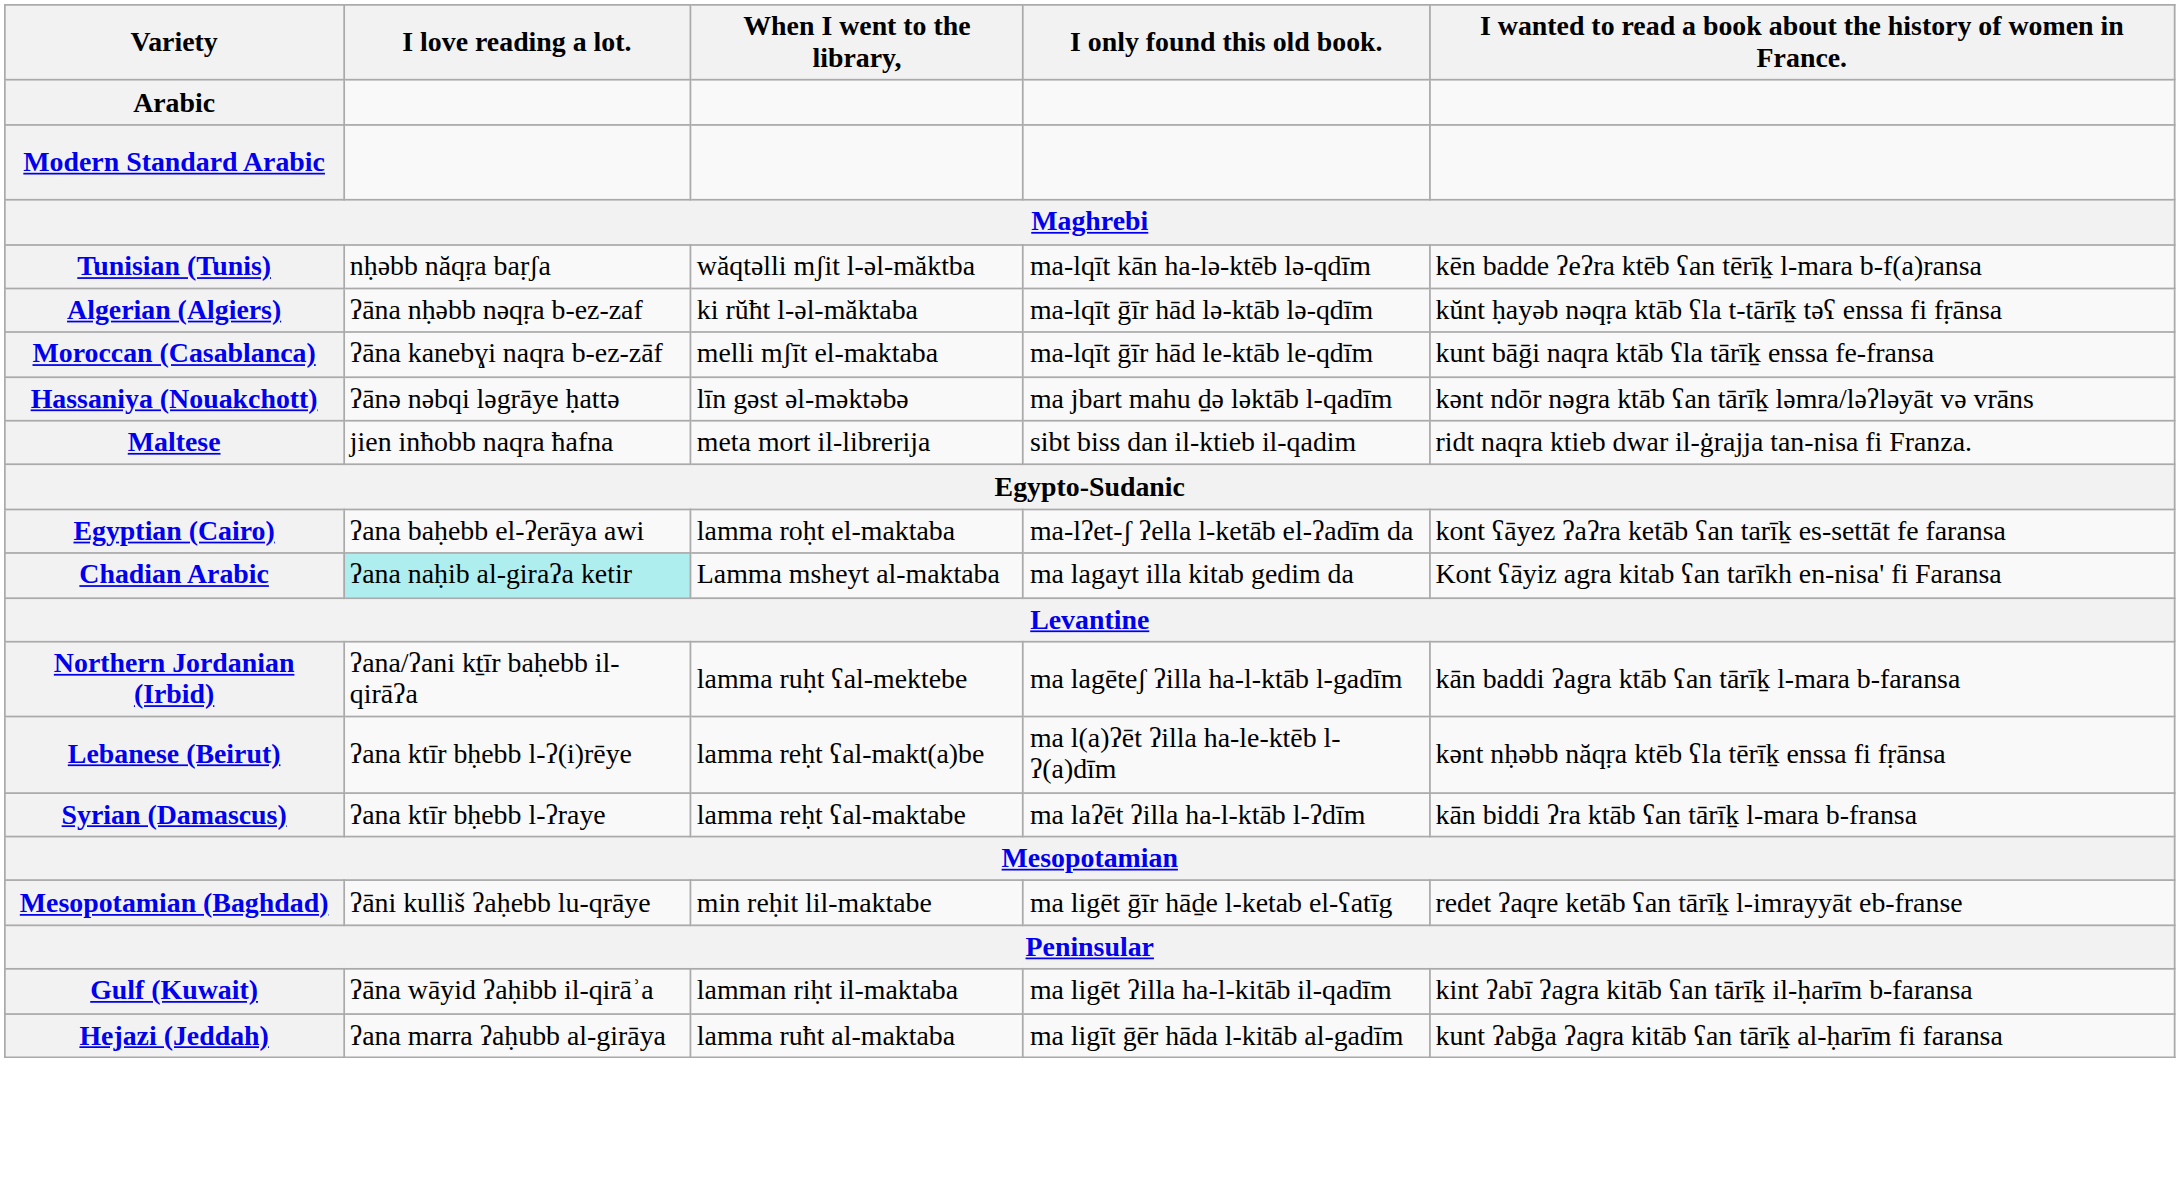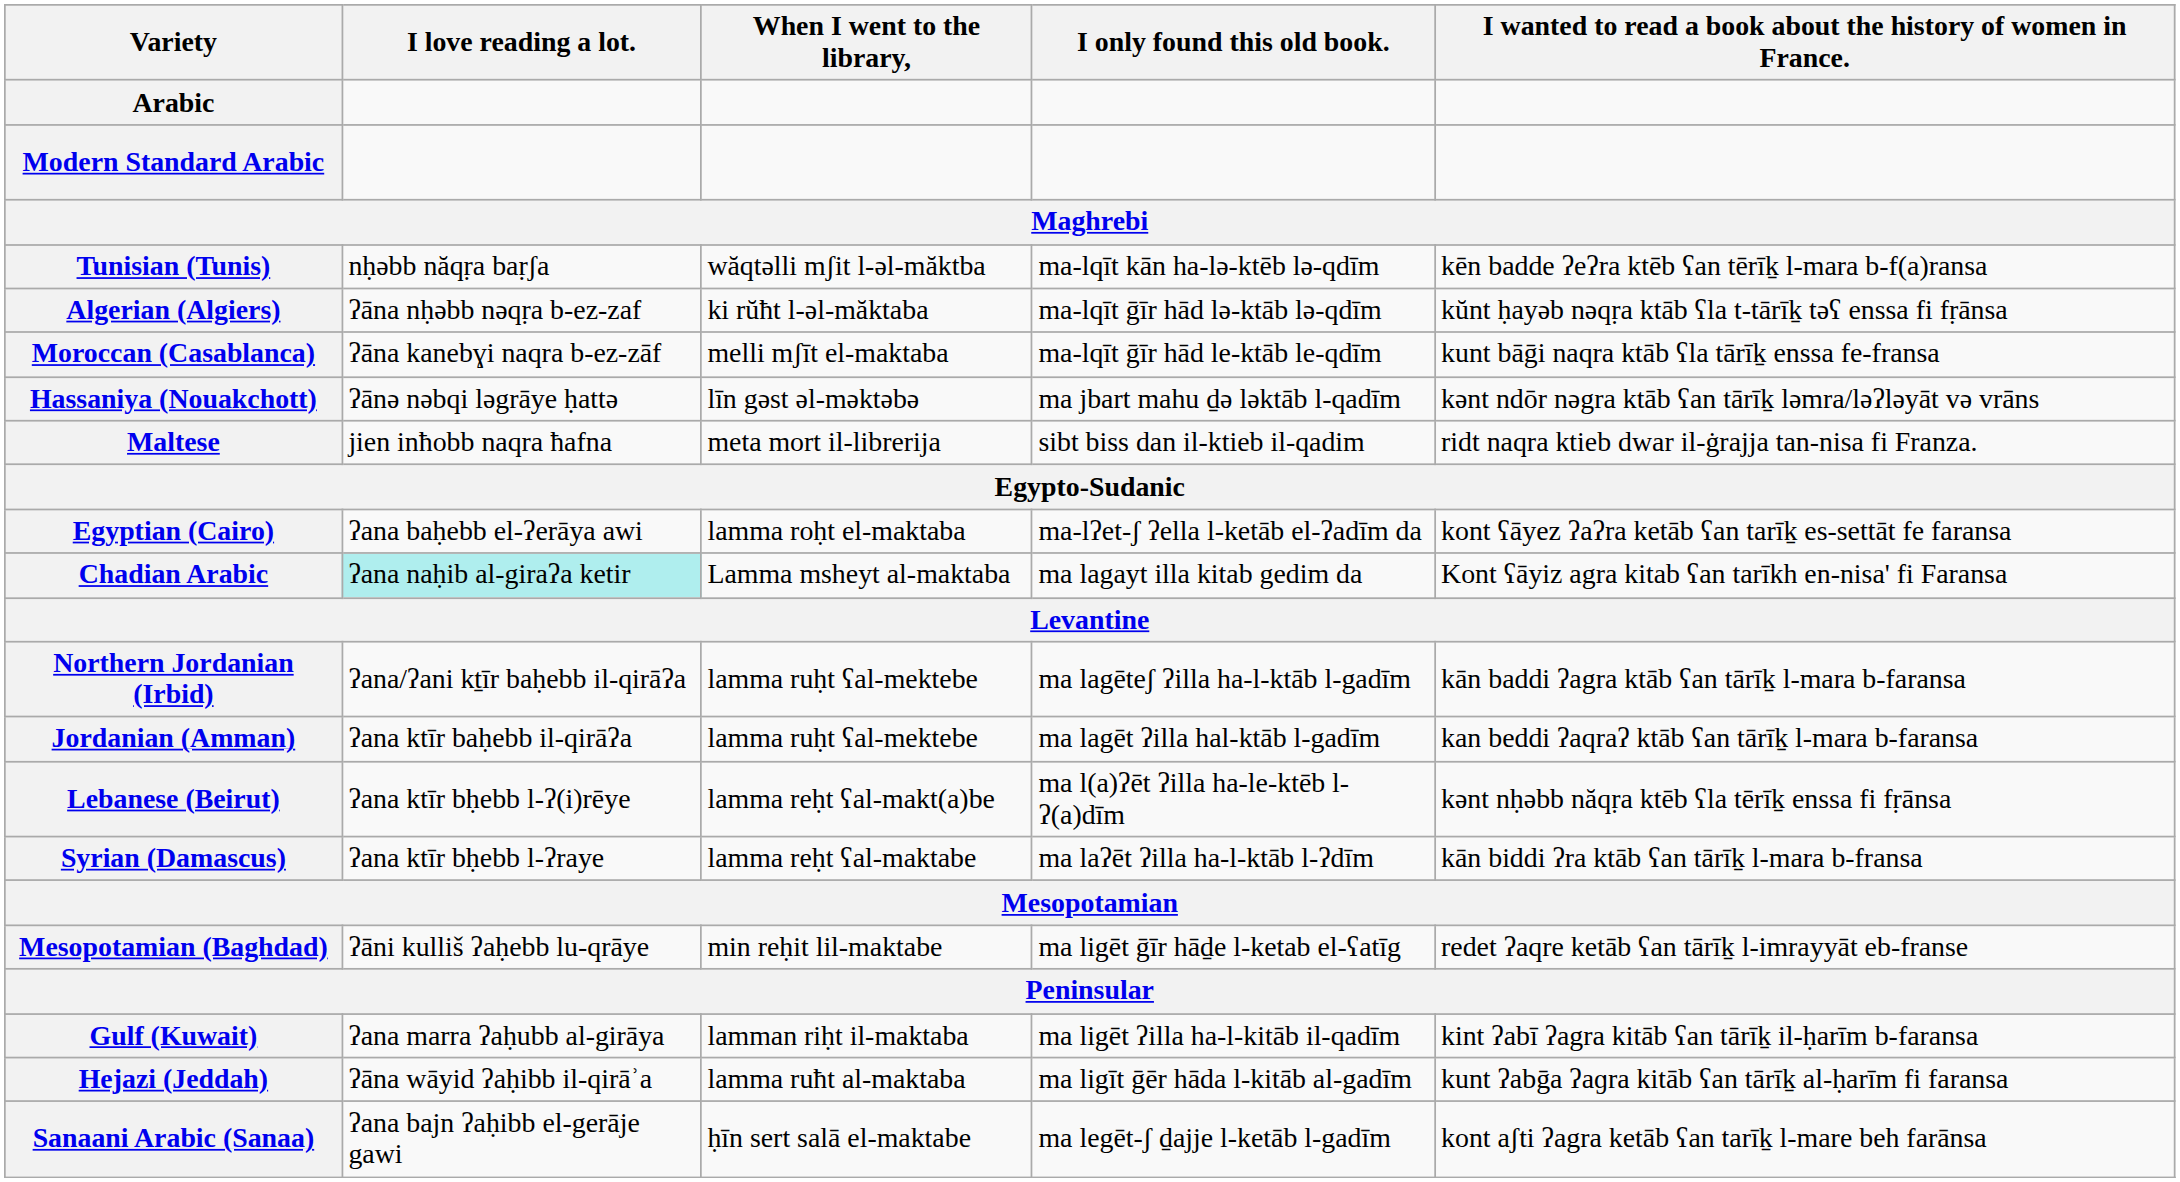+ row: (173, 738)
(502, 990) ʔāna wāyid ʔaḥibb il-qirāʾa -> (506, 1034) ʔana marra ʔaḥubb al-girāya
(508, 1034) ʔana marra ʔaḥubb al-girāya -> (500, 1079) ʔāna wāyid ʔaḥibb il-qirāʾa
+ row: (173, 1138)
